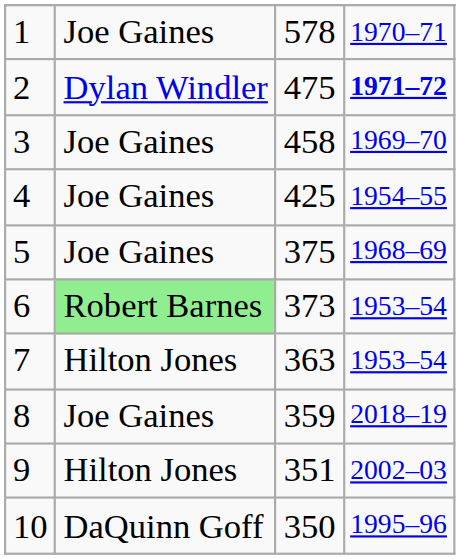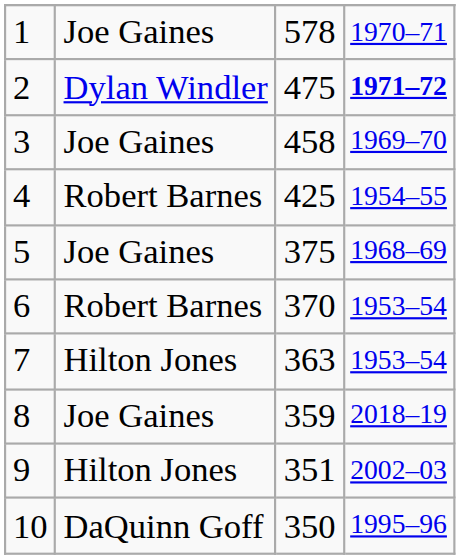(139, 196) Joe Gaines -> (163, 196) Robert Barnes
(163, 305) lightgreen background -> (163, 305) no background
(310, 305) 373 -> (310, 305) 370
